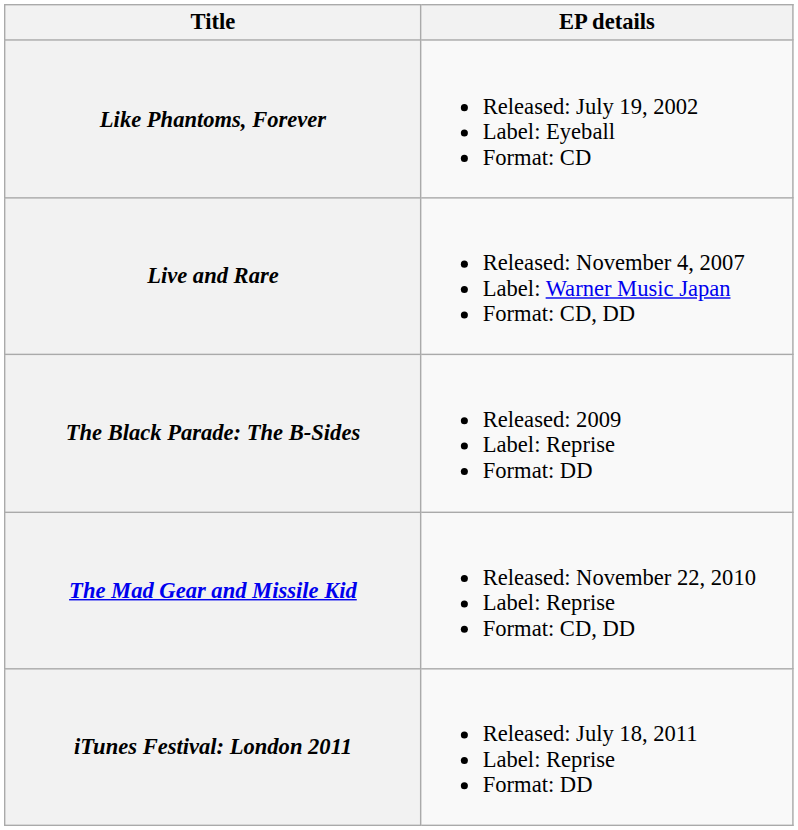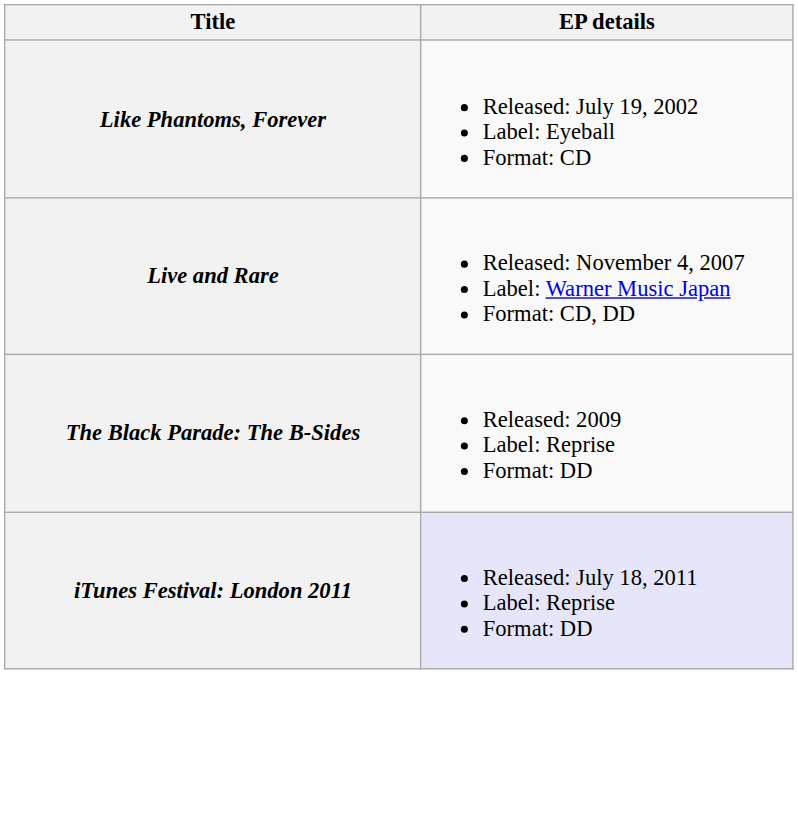- row: (213, 589)
(607, 760) no background -> (607, 603) lavender background
